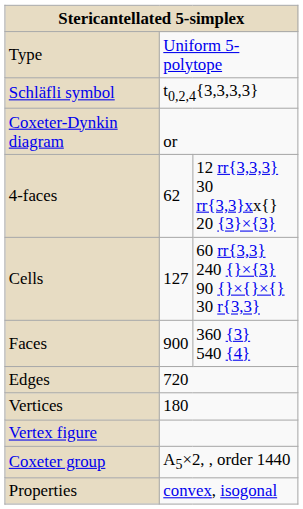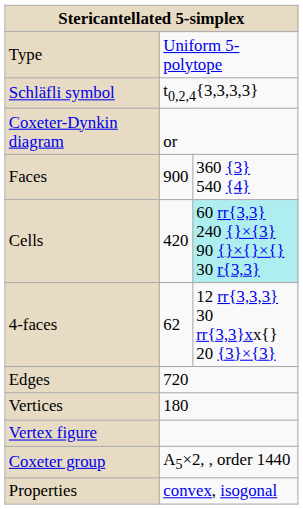rows swapped: (33, 195) <-> (28, 343)
(176, 279) 127 -> (176, 241) 420
(240, 279) no background -> (240, 241) paleturquoise background
